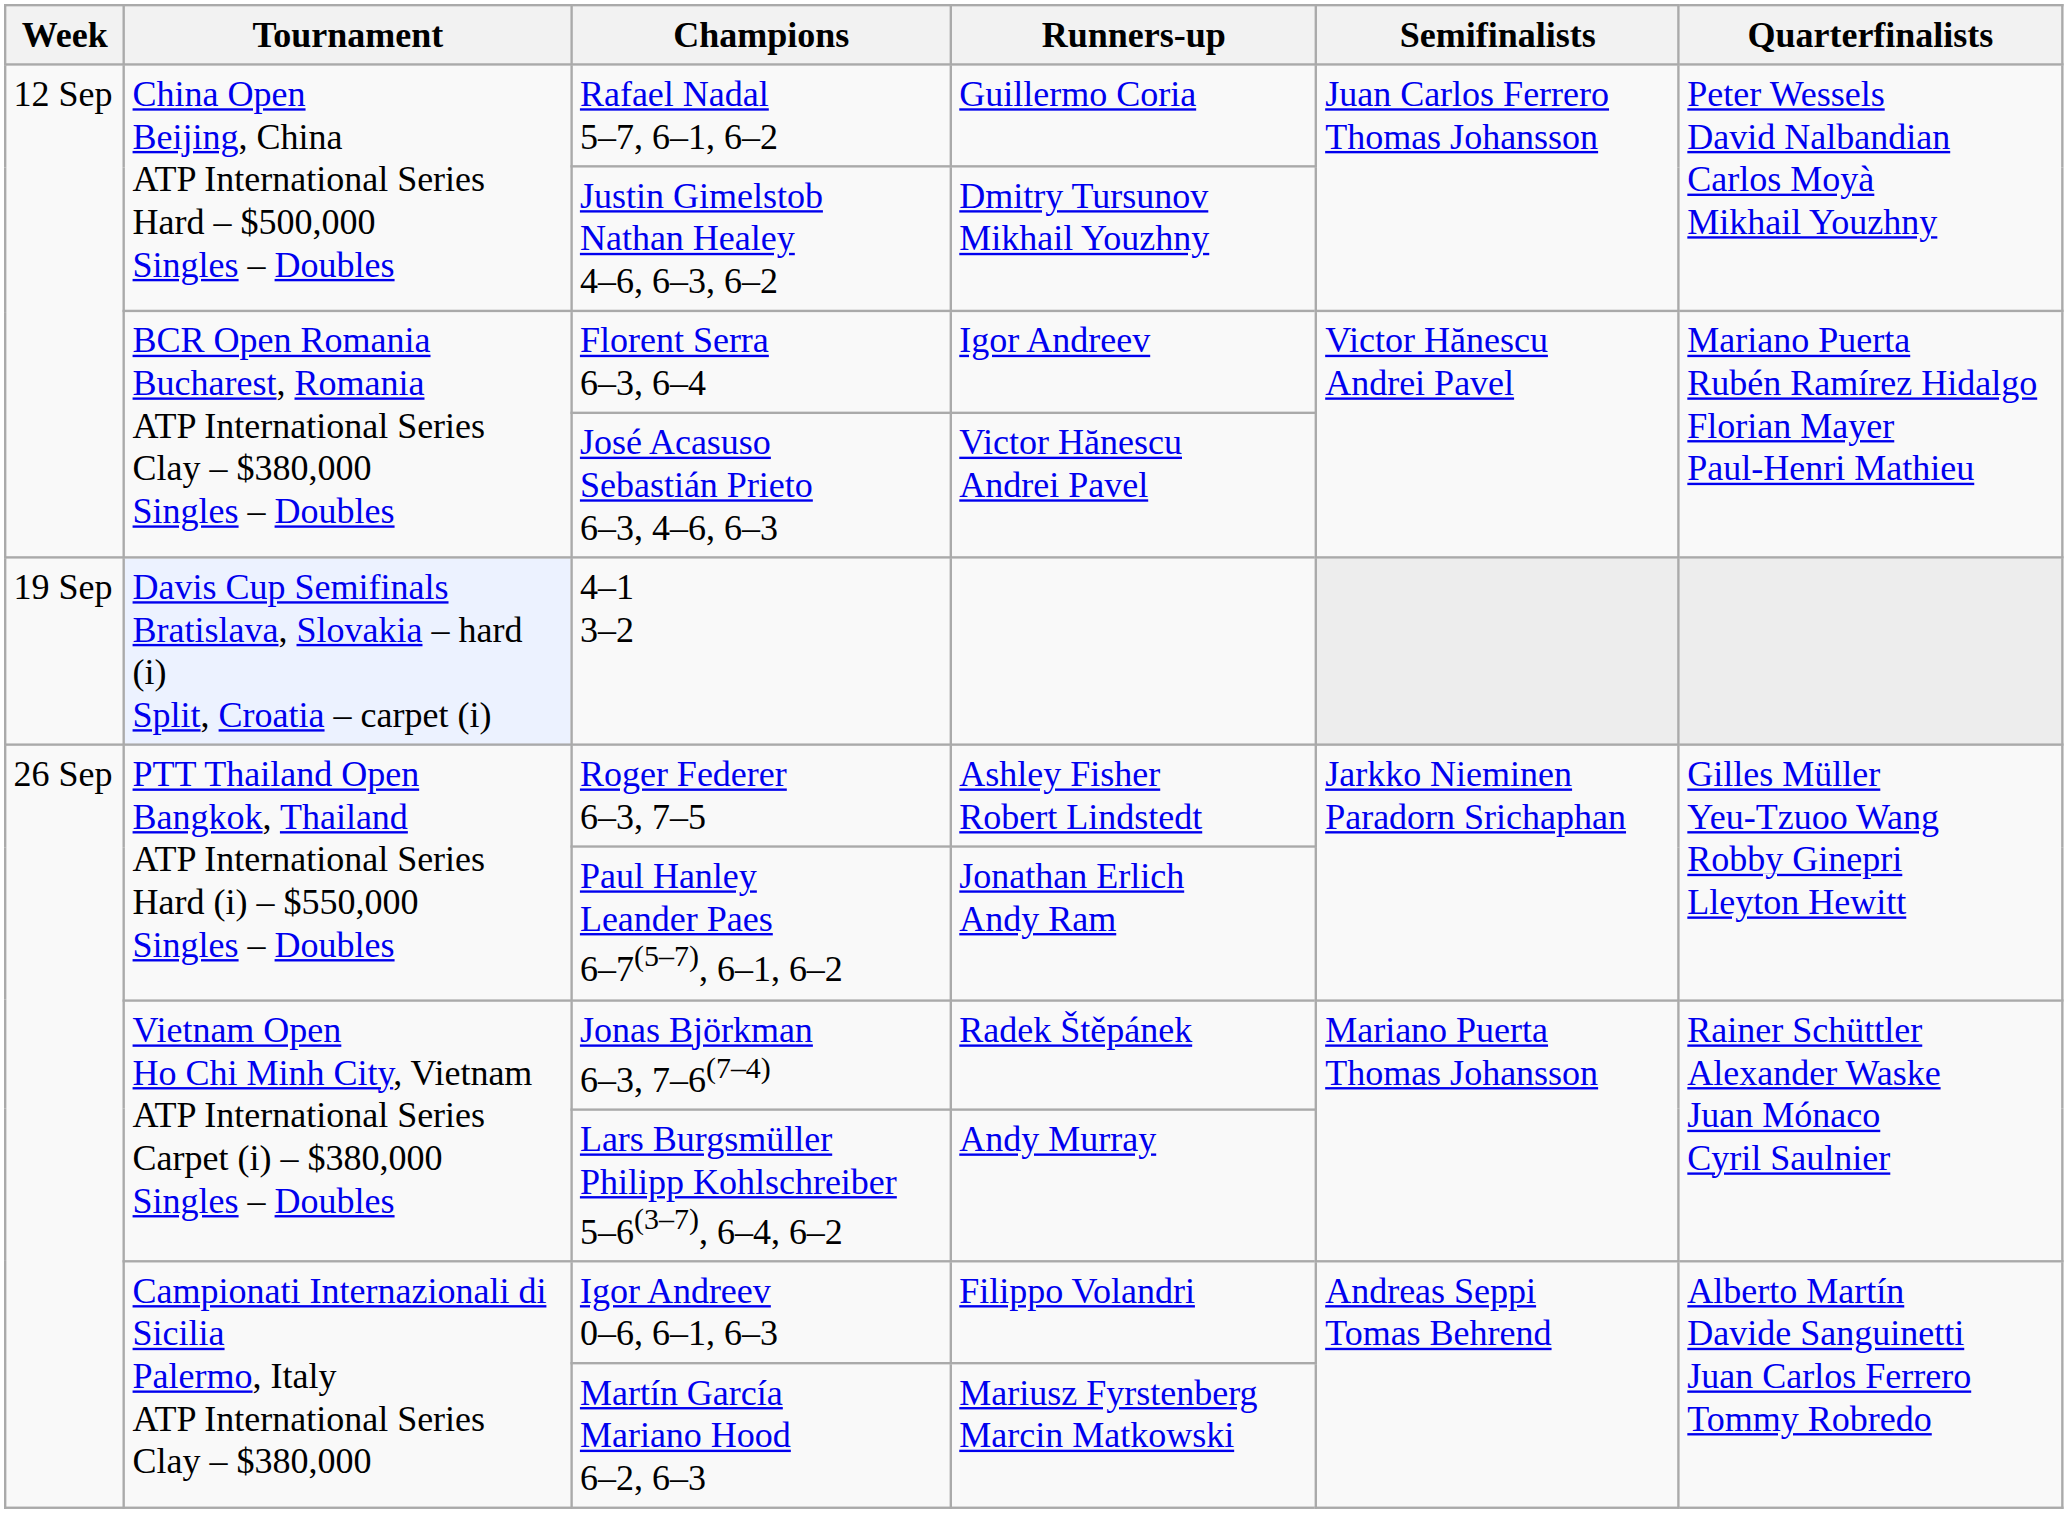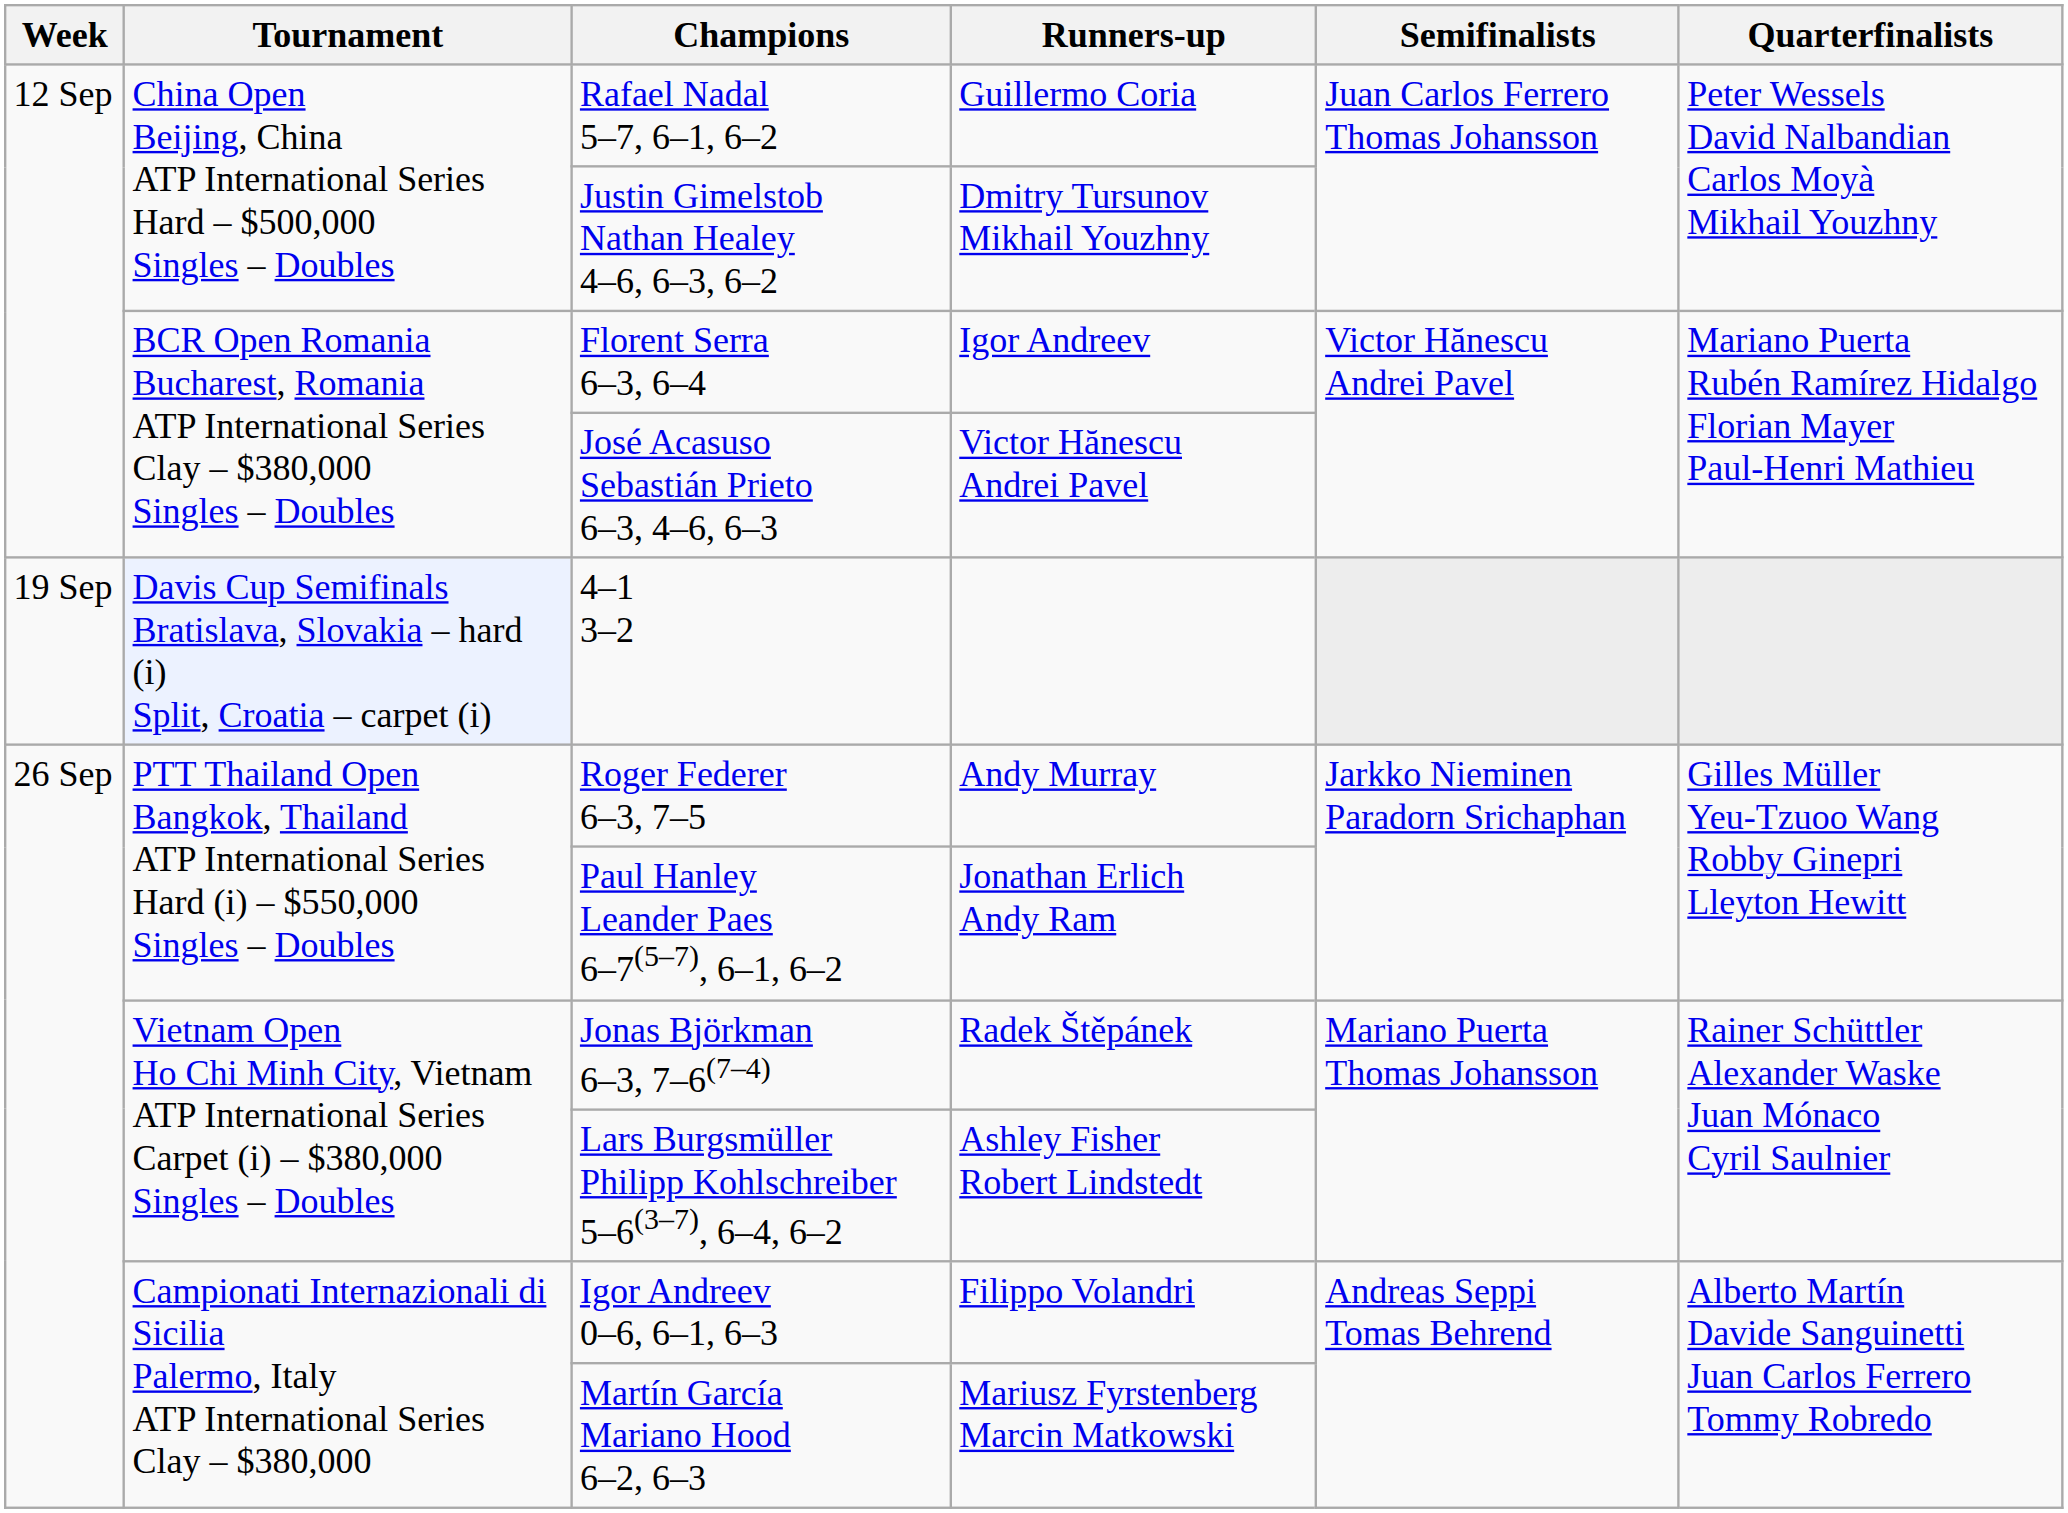(1081, 796) Ashley Fisher Robert Lindstedt -> (1058, 774) Andy Murray
(1058, 1138) Andy Murray -> (1081, 1159) Ashley Fisher Robert Lindstedt
